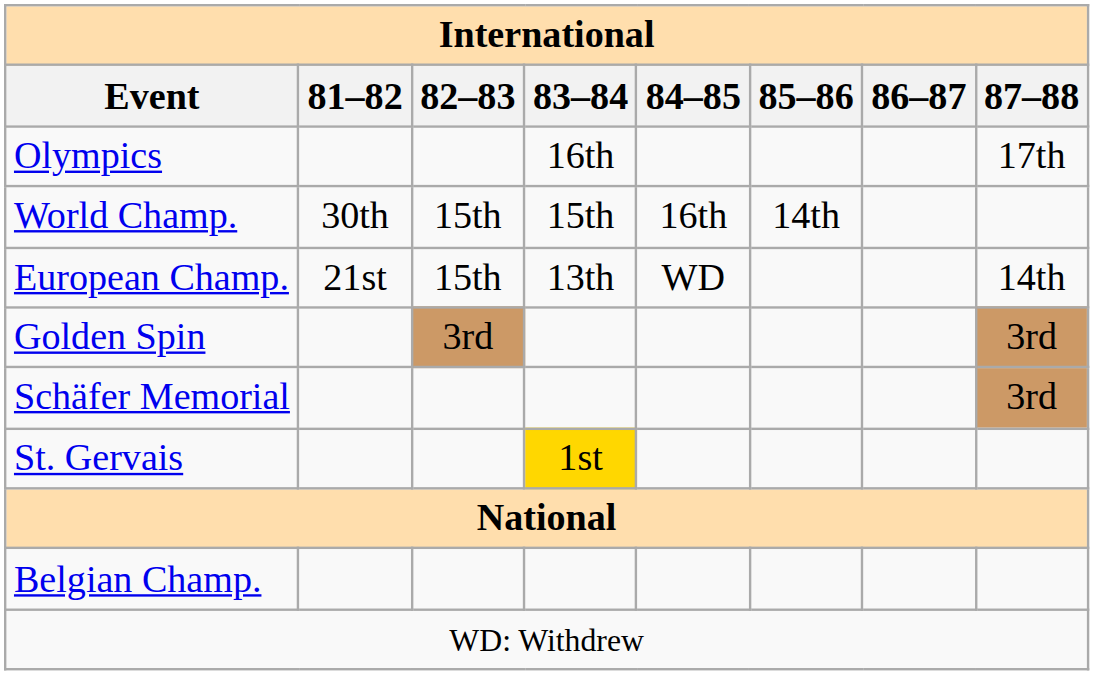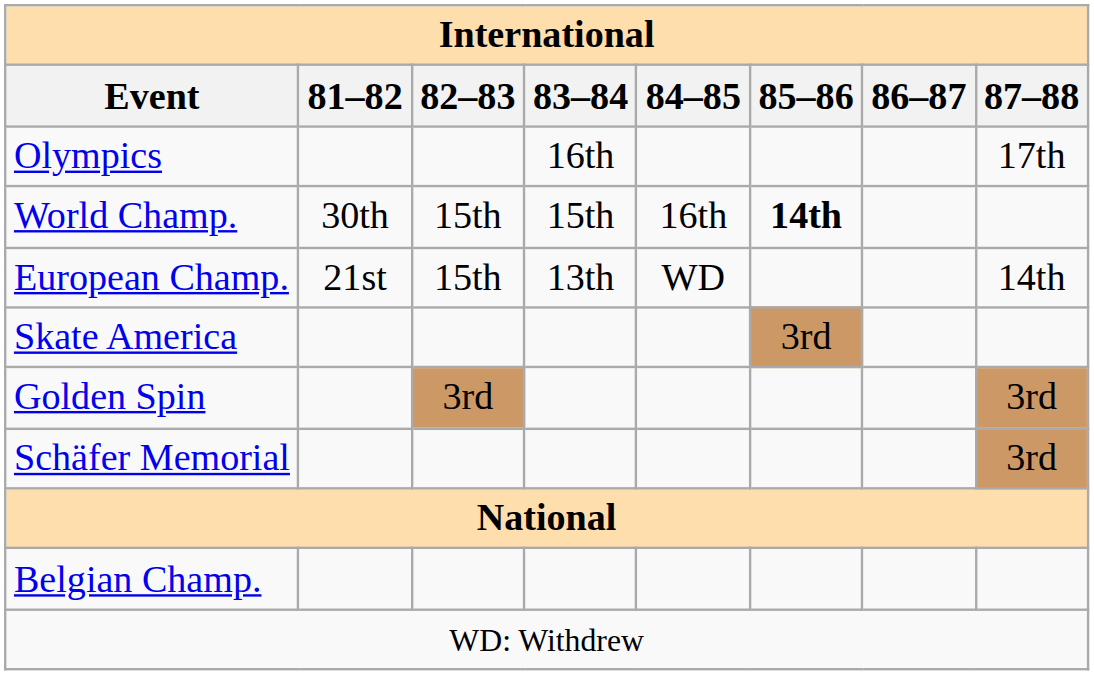(806, 215) normal -> (806, 215) bold
+ row: (126, 336)
- row: (99, 457)
